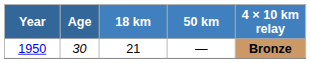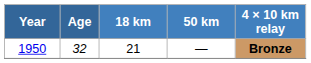(80, 49) 30 -> (80, 49) 32
